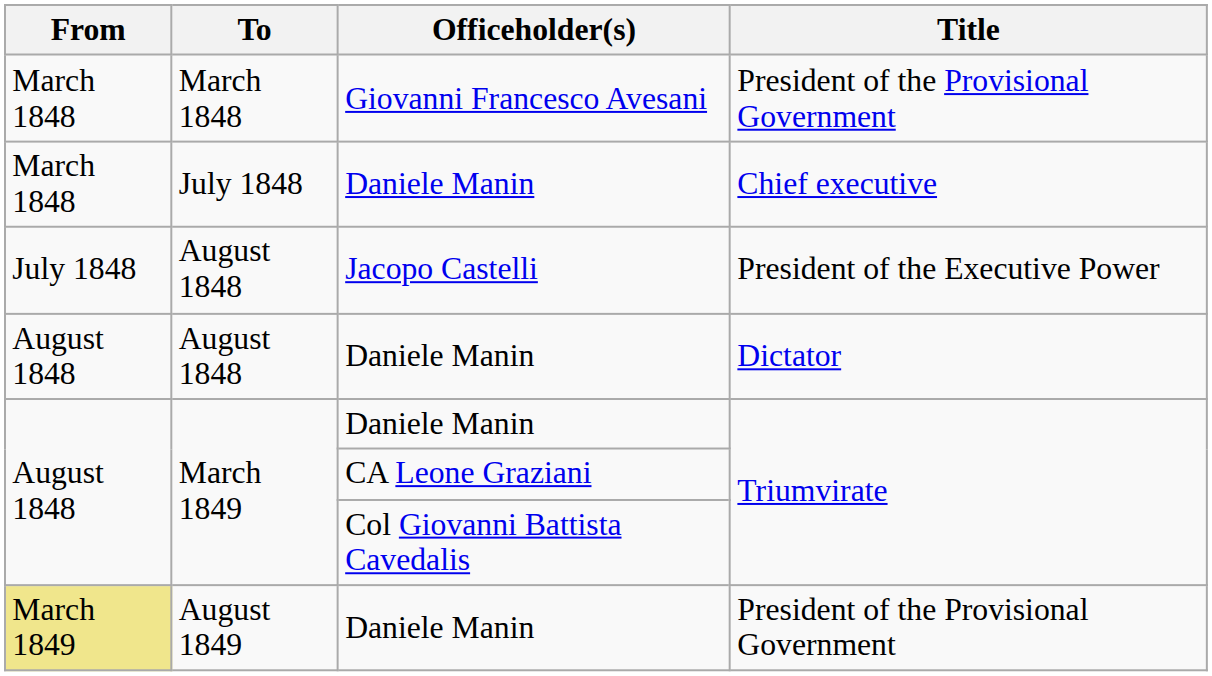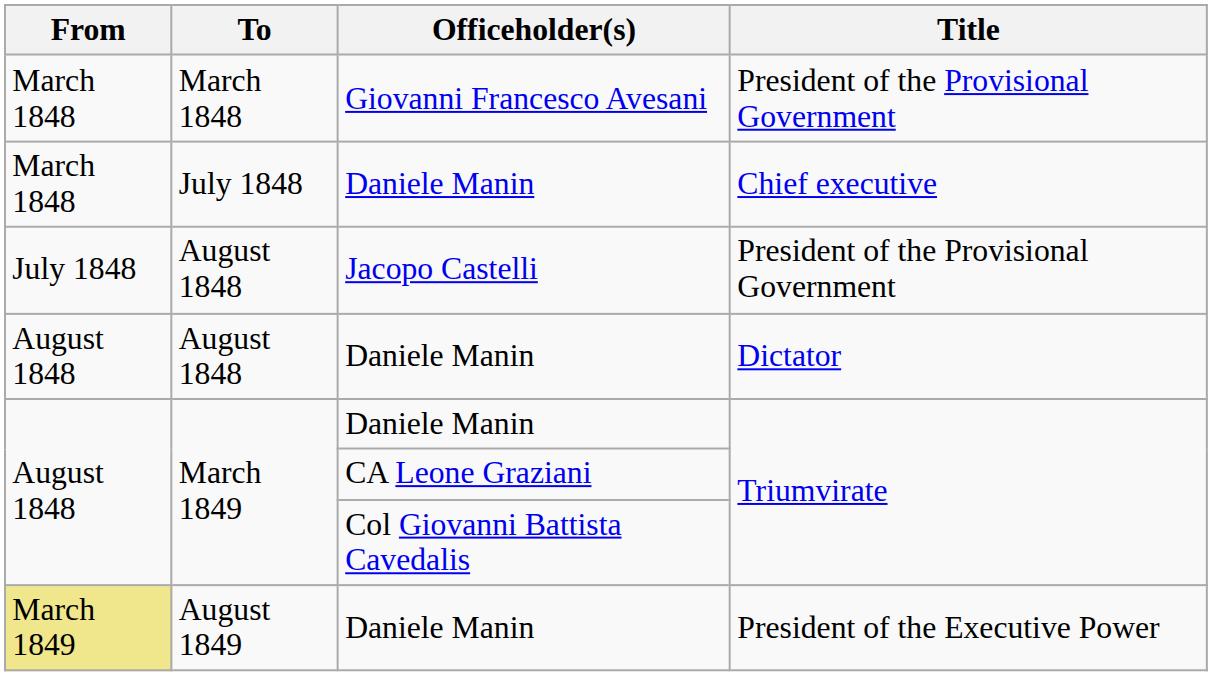(949, 269) President of the Executive Power -> (913, 269) President of the Provisional Government
(913, 627) President of the Provisional Government -> (949, 627) President of the Executive Power
